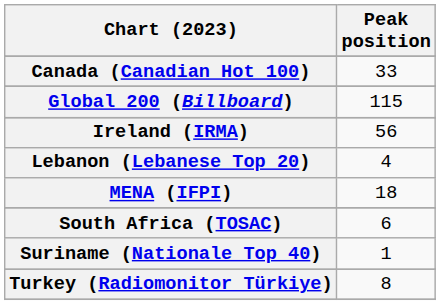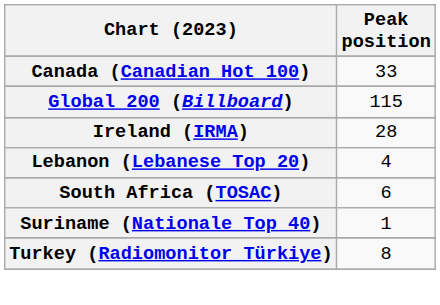(386, 132) 56 -> (386, 132) 28
- row: (171, 193)
